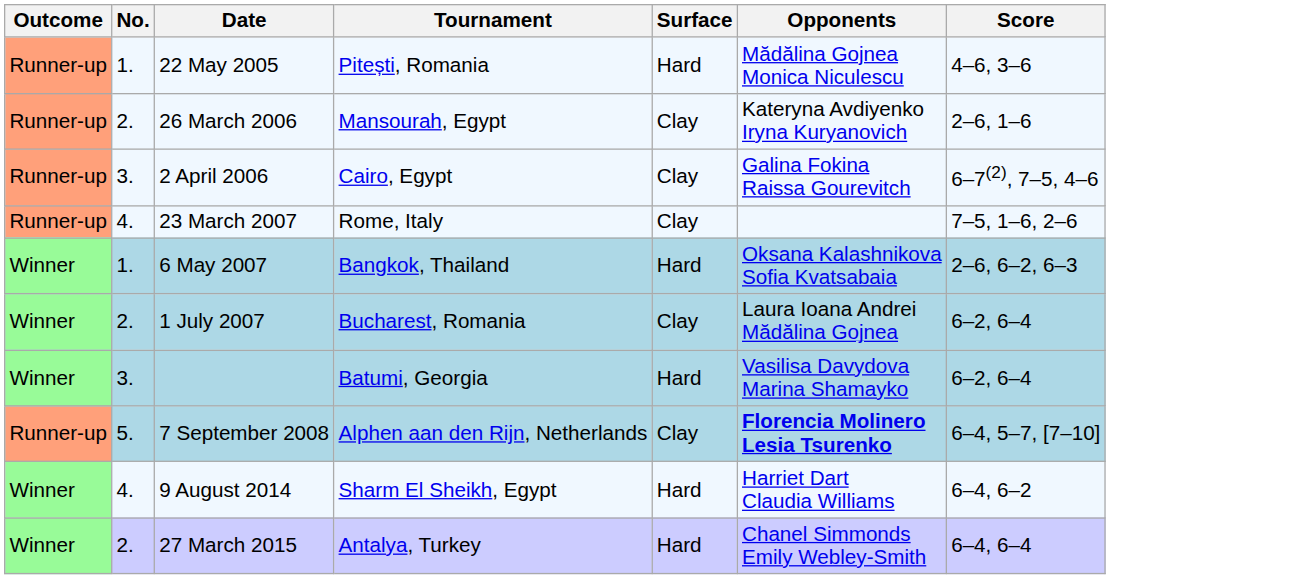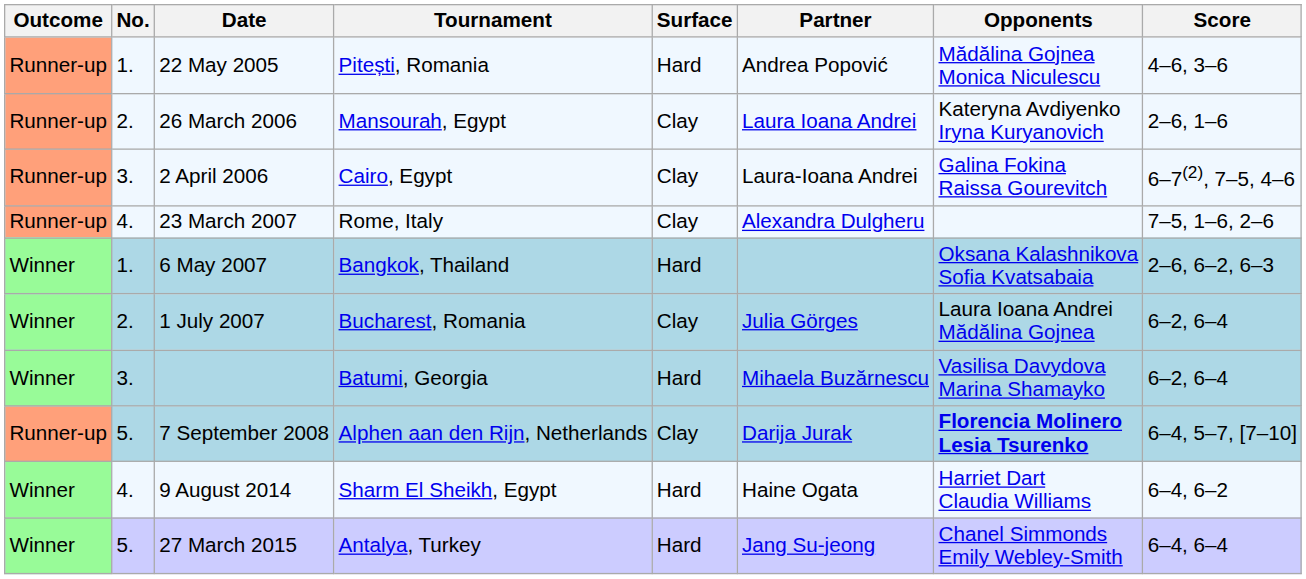+ column: (836, 20)
(125, 545) 2. -> (125, 545) 5.
